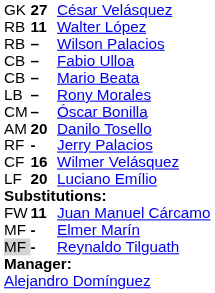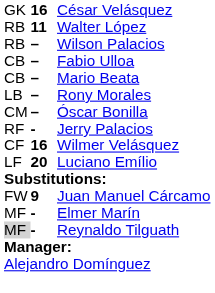(39, 9) 27 -> (39, 9) 16
- row: (104, 128)
(39, 213) 11 -> (35, 196) 9
